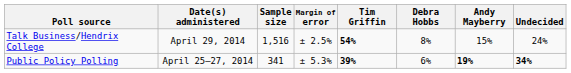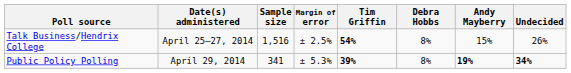(208, 41) April 29, 2014 -> (208, 41) April 25–27, 2014
(540, 41) 24% -> (540, 41) 26%
(208, 61) April 25–27, 2014 -> (208, 61) April 29, 2014
(426, 61) 6% -> (426, 61) 8%
